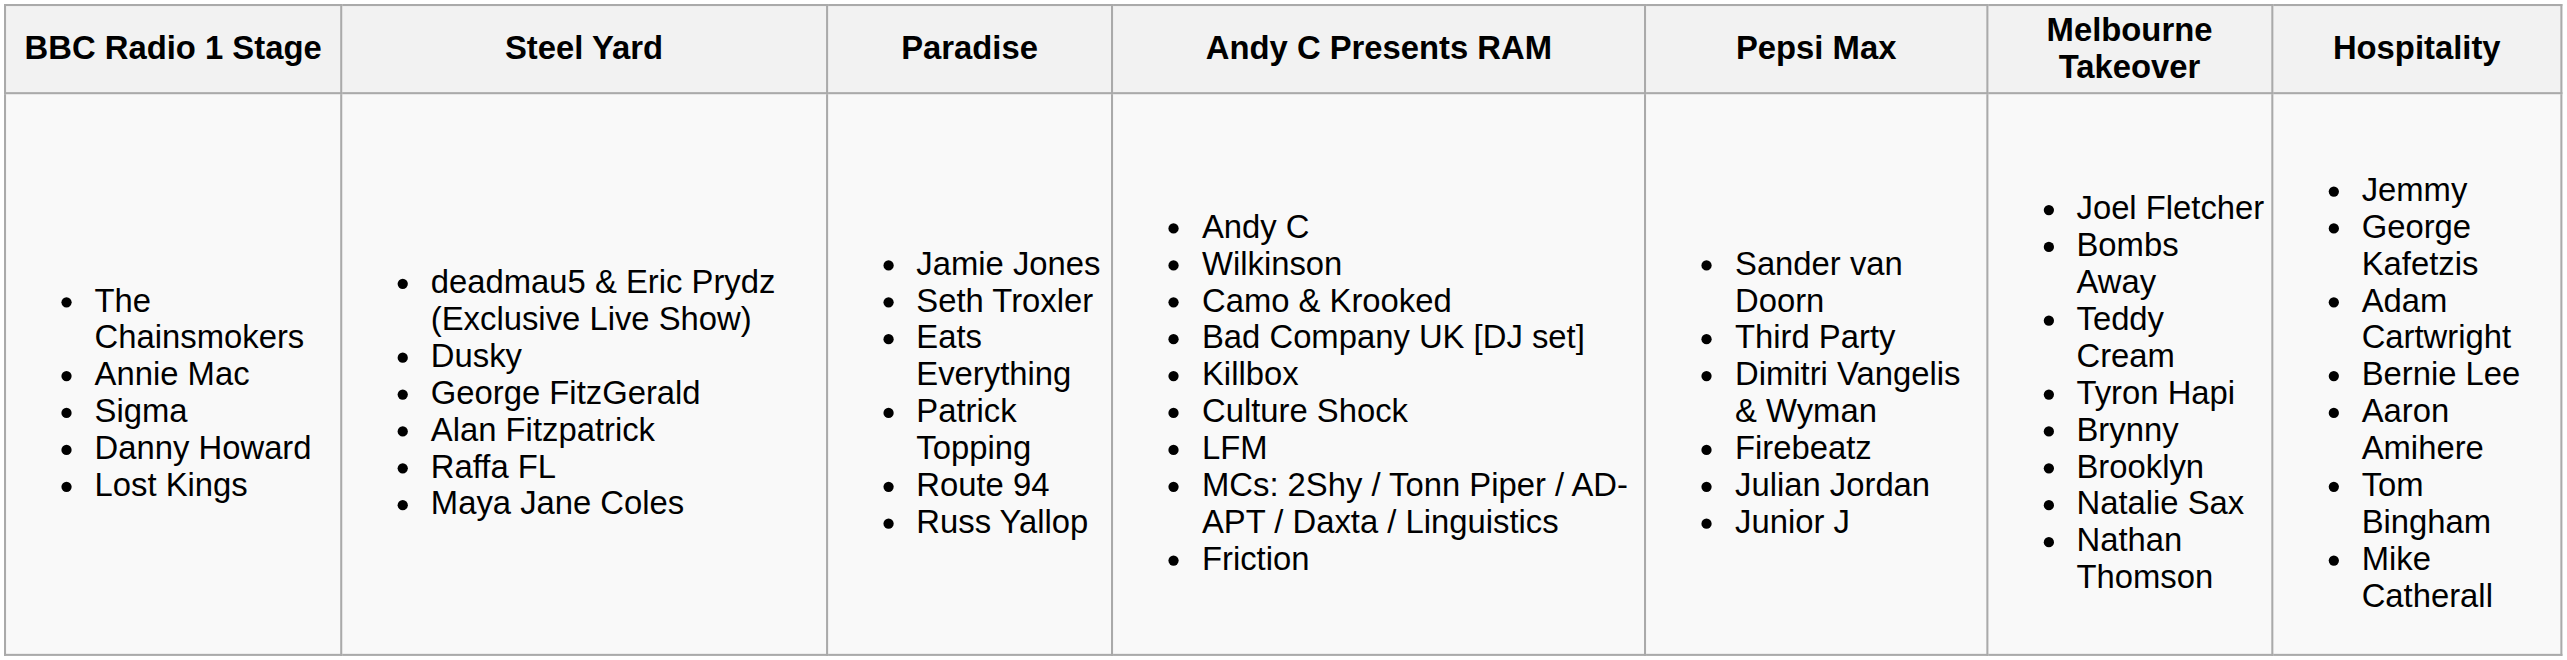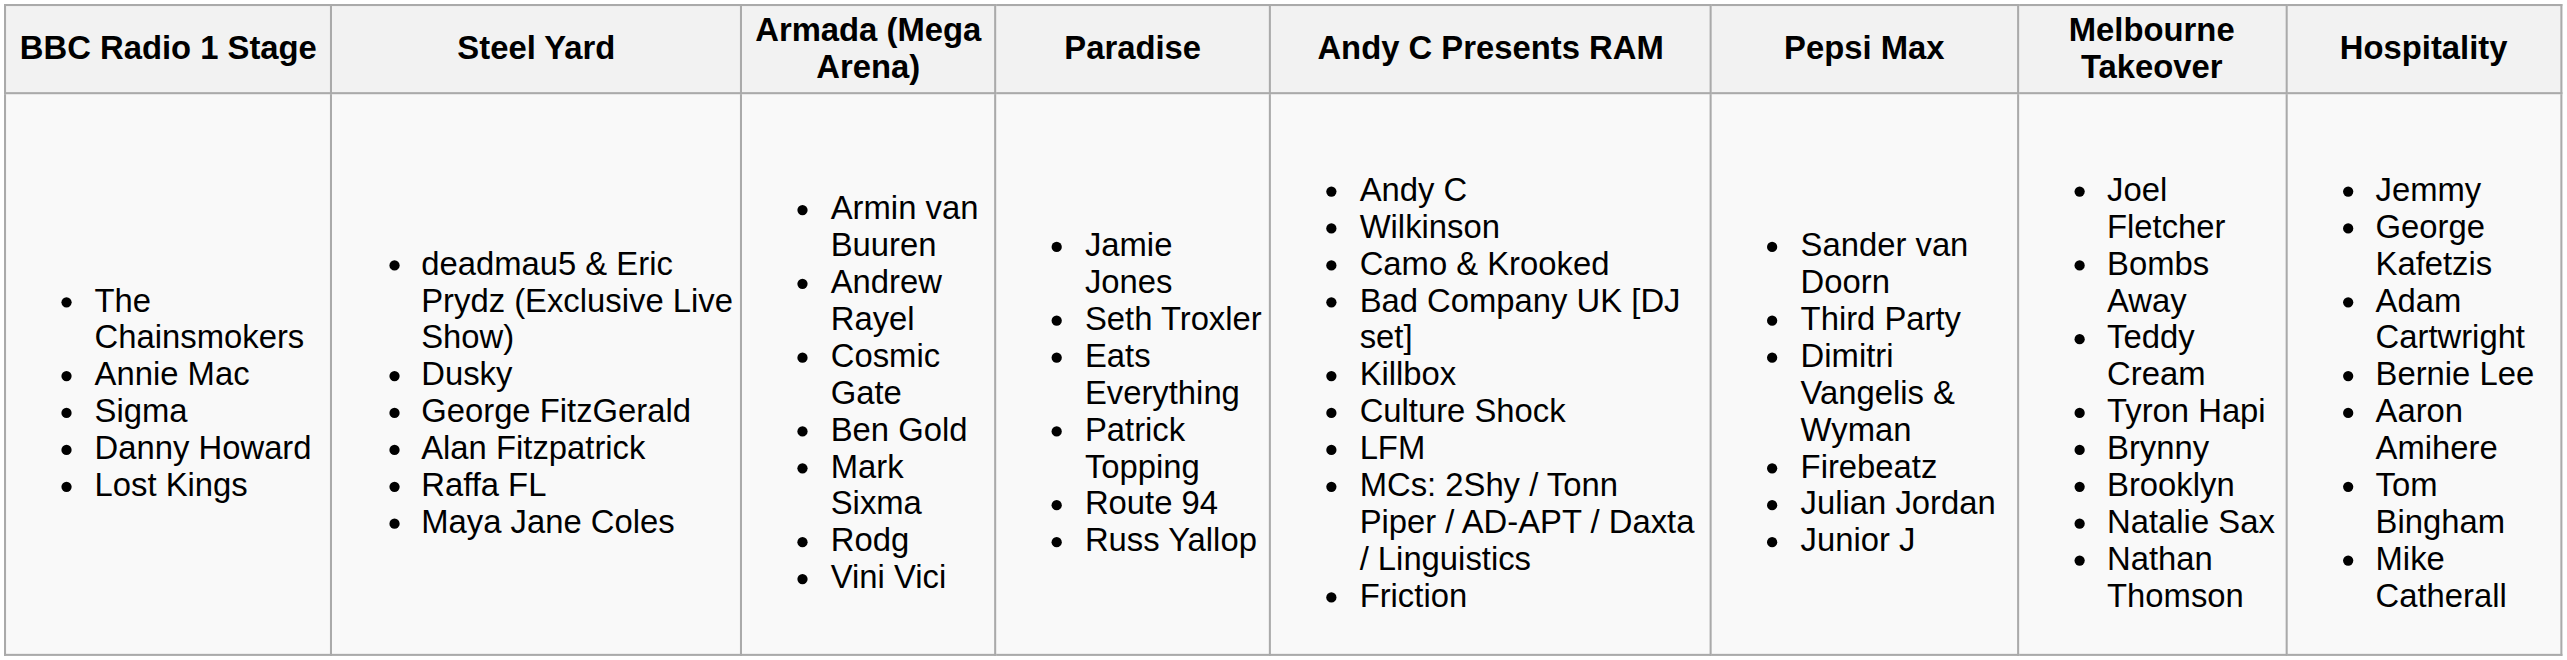+ column: (868, 48)
